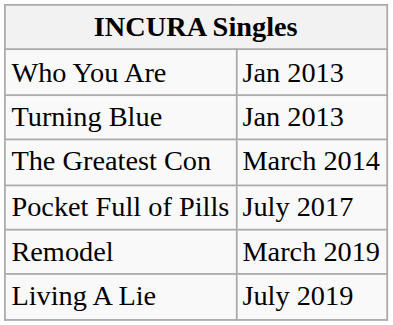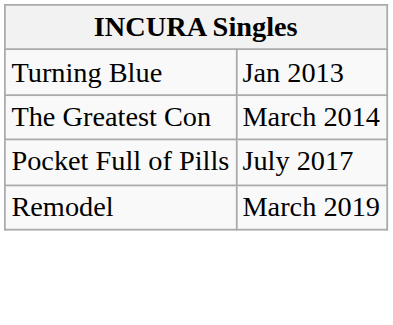- row: (89, 71)
- row: (84, 296)
